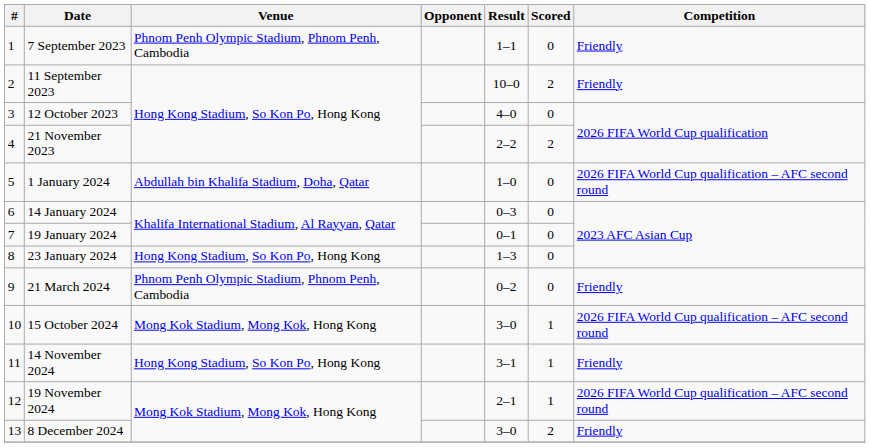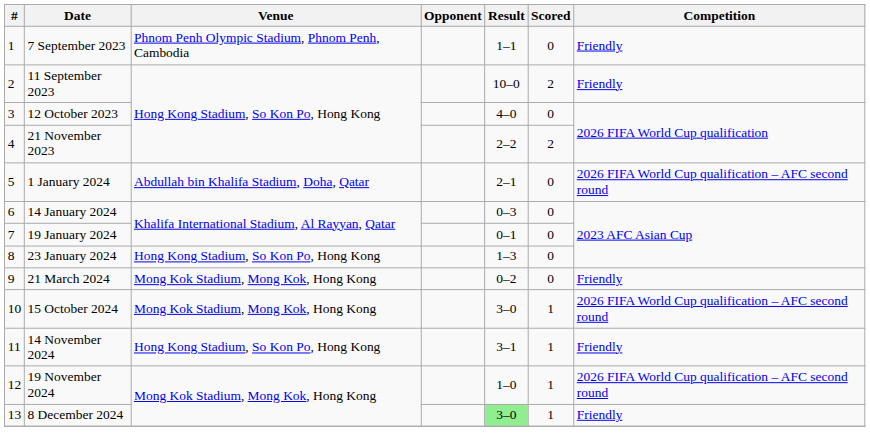(506, 181) 1–0 -> (506, 181) 2–1
(257, 286) Phnom Penh Olympic Stadium, Phnom Penh, Cambodia -> (255, 278) Mong Kok Stadium, Mong Kok, Hong Kong
(506, 400) 2–1 -> (506, 384) 1–0
(506, 430) no background -> (506, 414) lightgreen background
(551, 430) 2 -> (551, 414) 1
